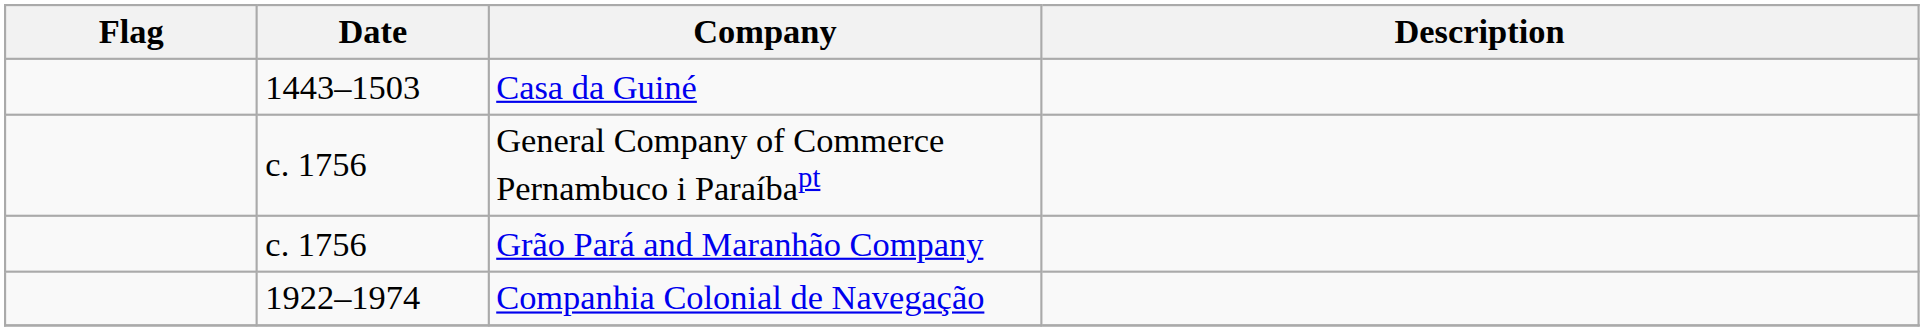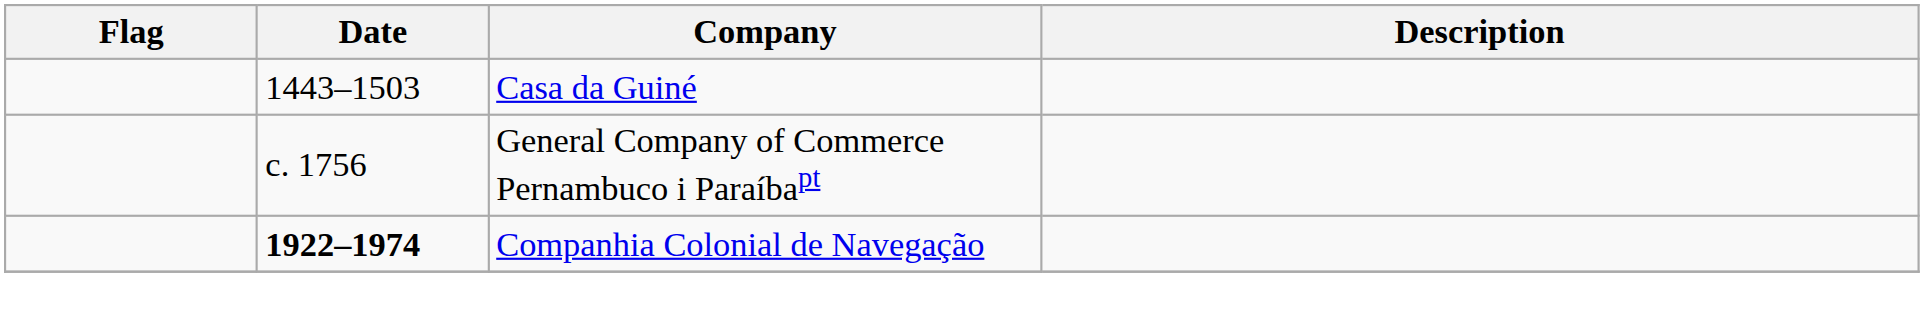- row: (740, 243)
(343, 298) normal -> (343, 243) bold
